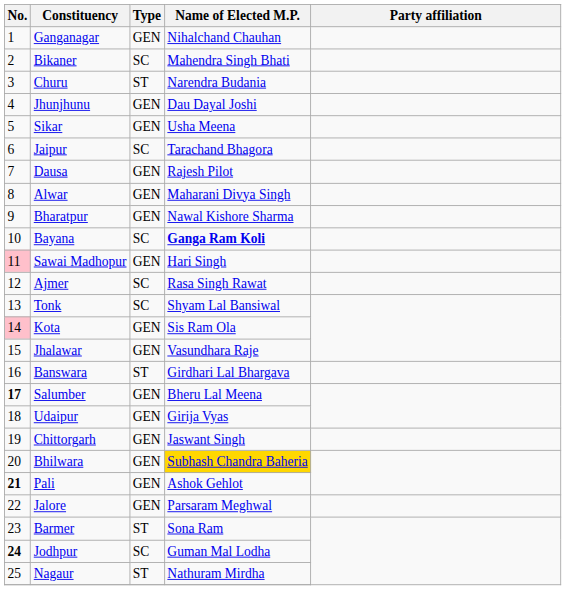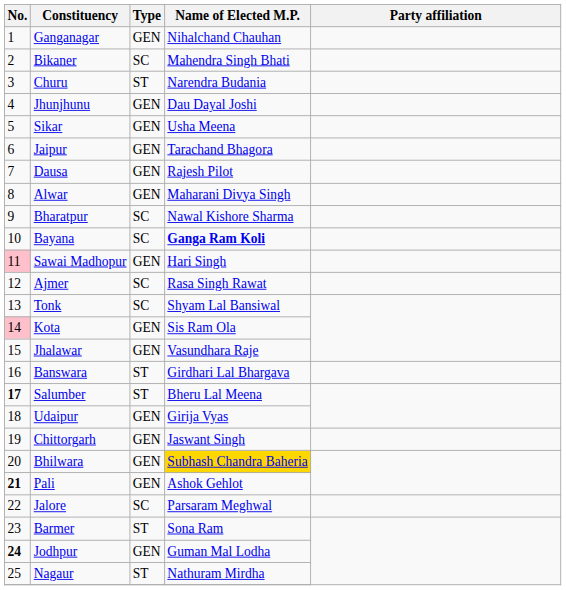(141, 149) SC -> (147, 149) GEN
(147, 216) GEN -> (141, 216) SC
(147, 395) GEN -> (141, 395) ST
(147, 506) GEN -> (141, 506) SC
(141, 551) SC -> (147, 551) GEN
